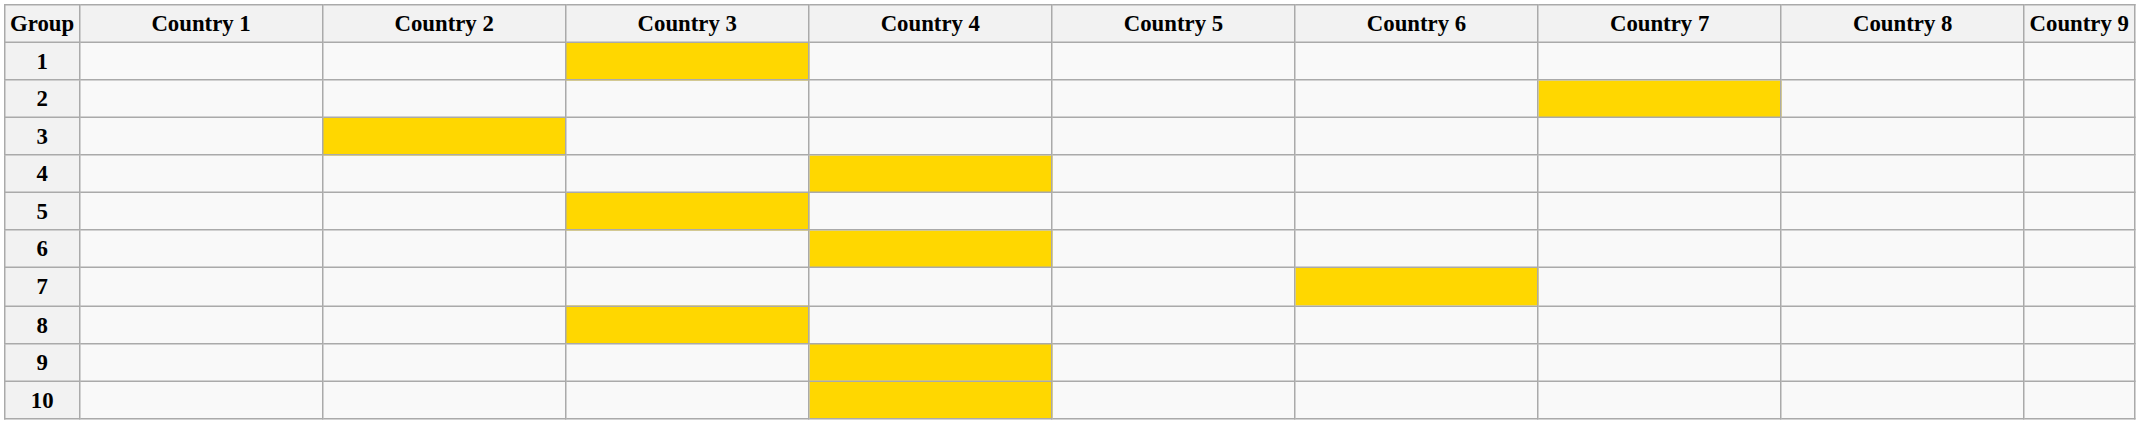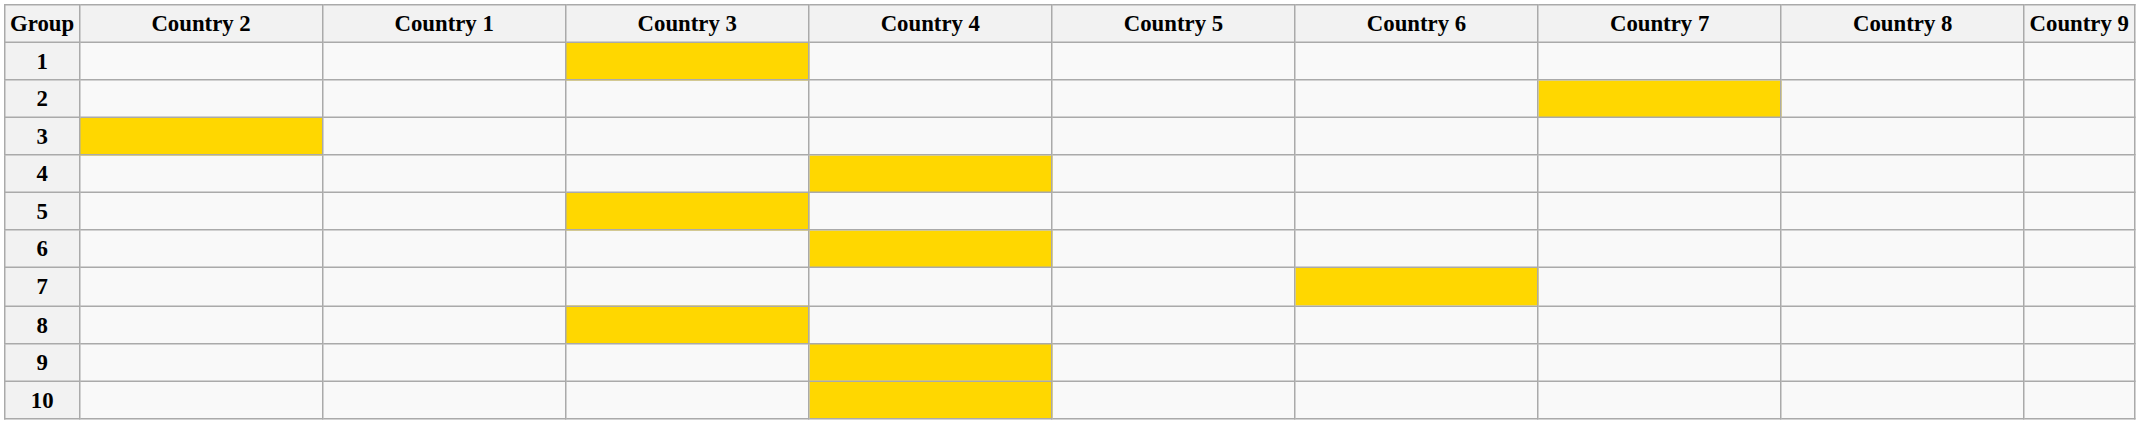columns swapped: (201, 23) <-> (444, 23)
